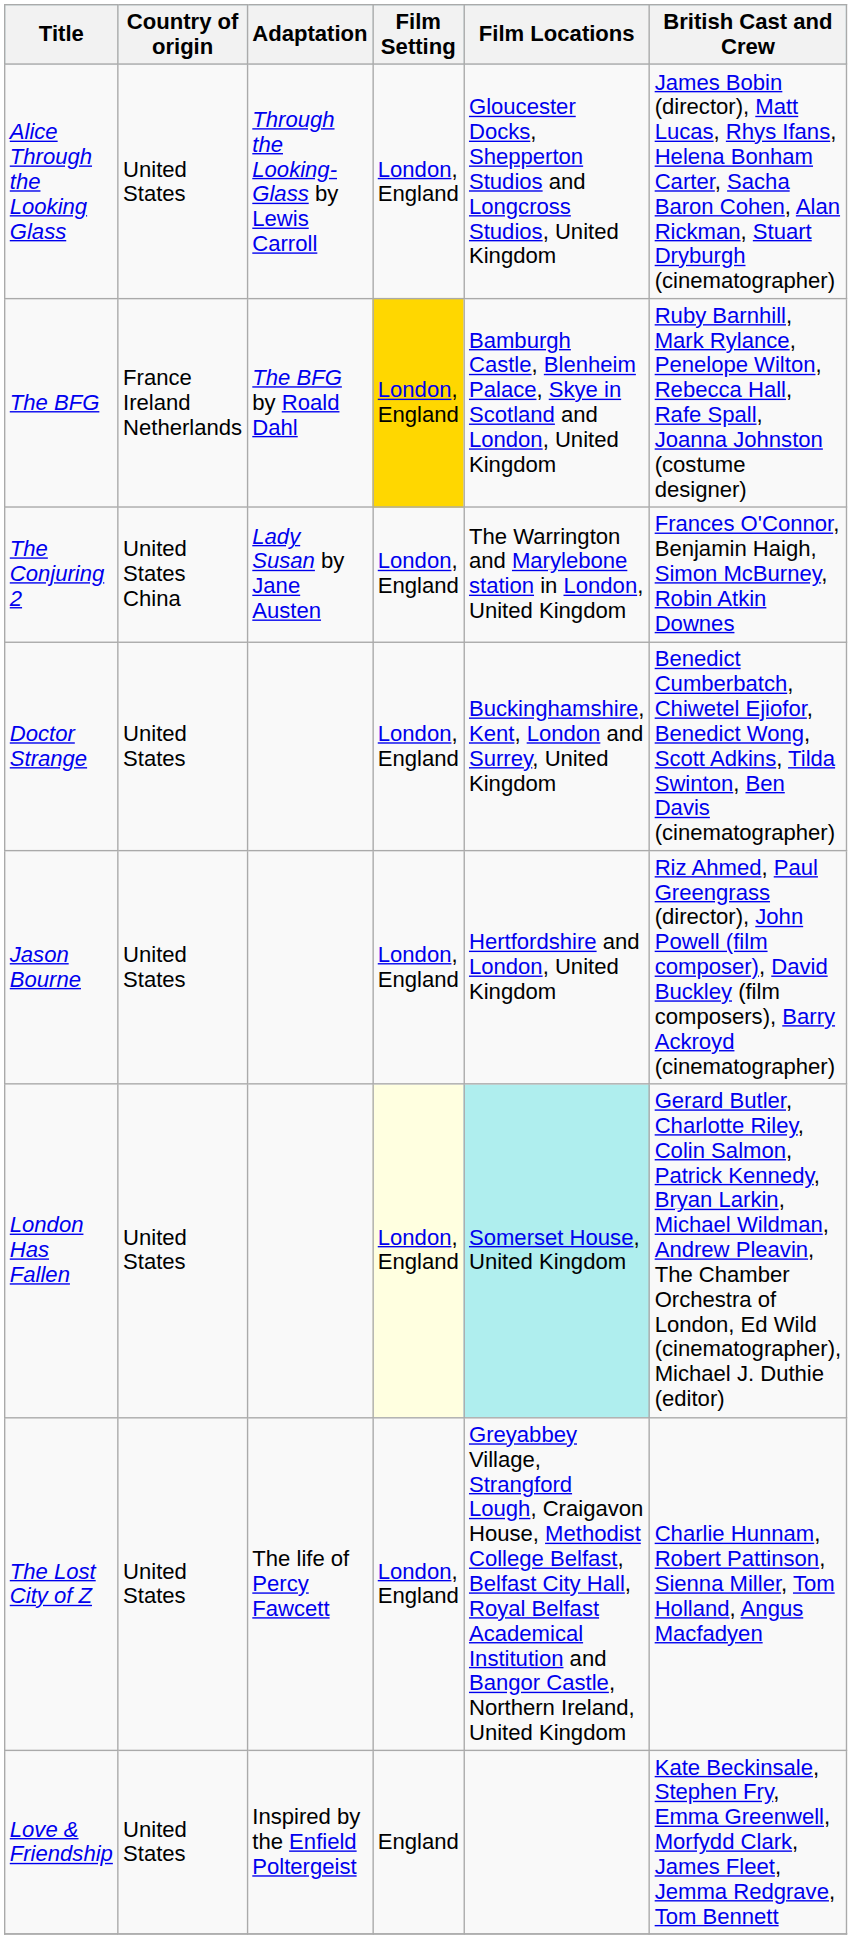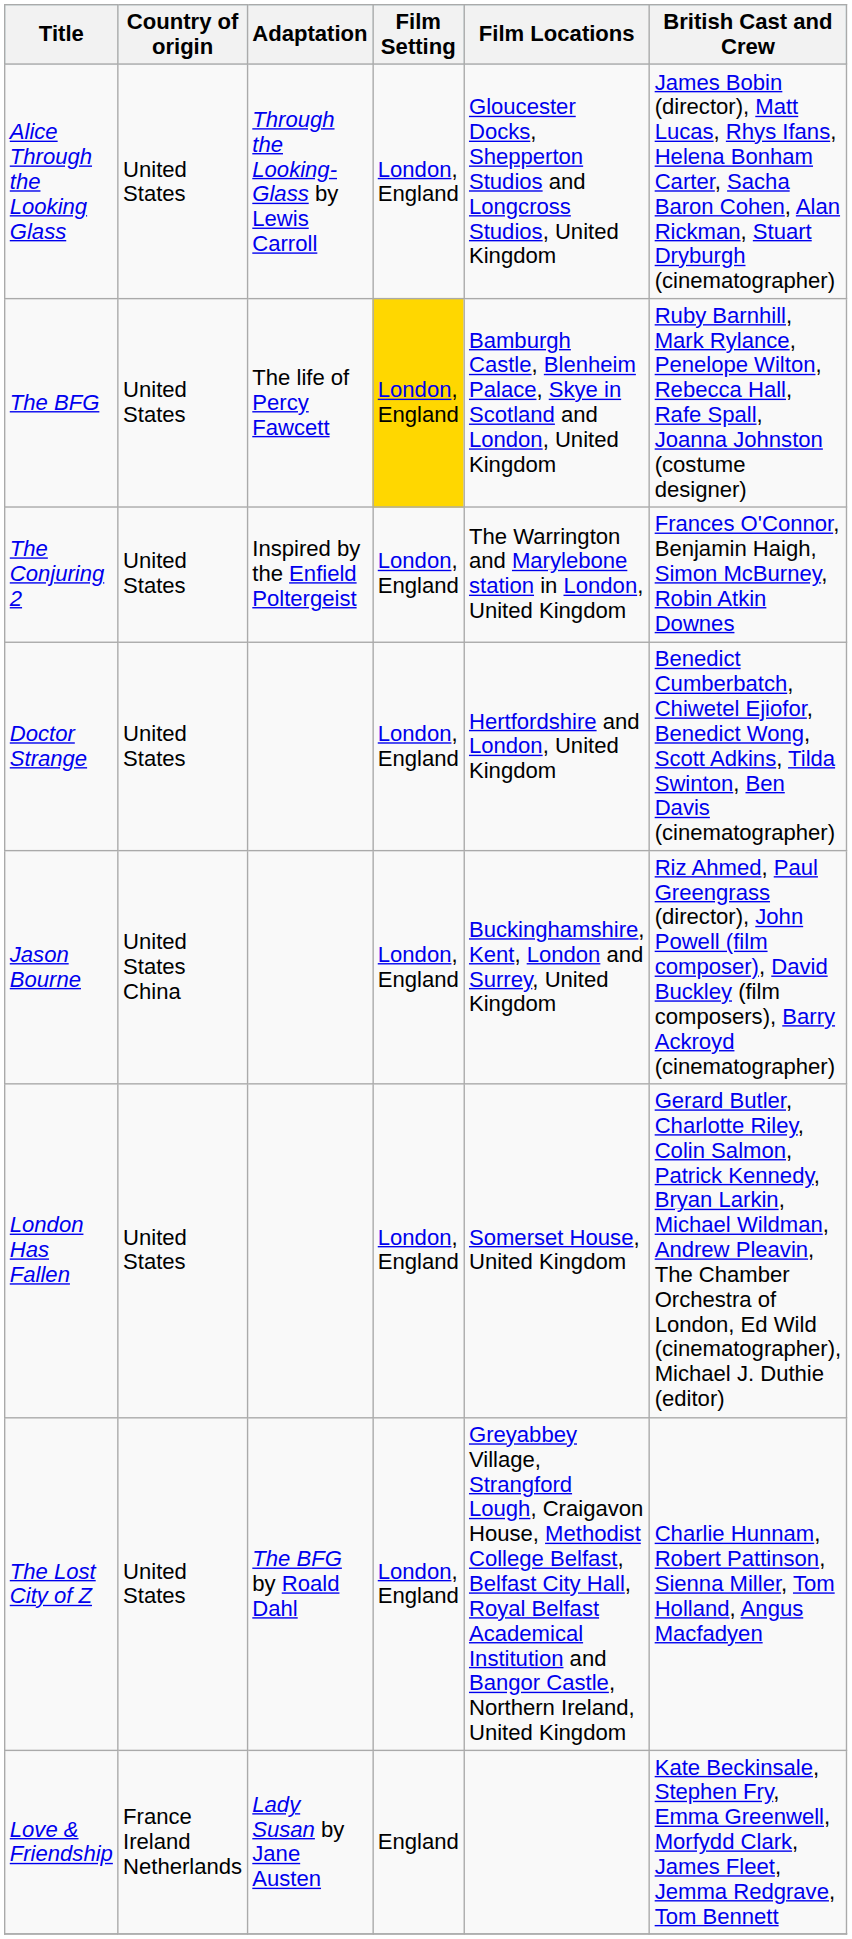(183, 402) France Ireland Netherlands -> (155, 402) United States
(297, 402) The BFG by Roald Dahl -> (301, 402) The life of Percy Fawcett
(155, 574) United States China -> (155, 574) United States
(298, 574) Lady Susan by Jane Austen -> (306, 574) Inspired by the Enfield Poltergeist
(557, 745) Buckinghamshire, Kent, London and Surrey, United Kingdom -> (554, 745) Hertfordshire and London, United Kingdom
(155, 967) United States -> (155, 967) United States China
(554, 967) Hertfordshire and London, United Kingdom -> (557, 967) Buckinghamshire, Kent, London and Surrey, United Kingdom
(418, 1250) lightyellow background -> (418, 1250) no background
(554, 1250) paleturquoise background -> (554, 1250) no background
(301, 1583) The life of Percy Fawcett -> (297, 1583) The BFG by Roald Dahl
(155, 1842) United States -> (183, 1842) France Ireland Netherlands
(306, 1842) Inspired by the Enfield Poltergeist -> (298, 1842) Lady Susan by Jane Austen
